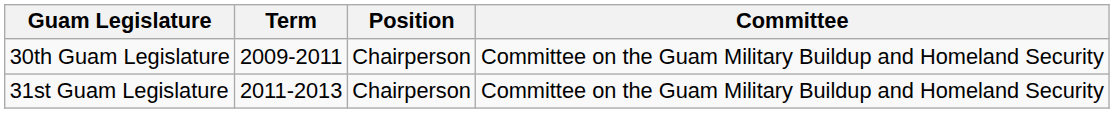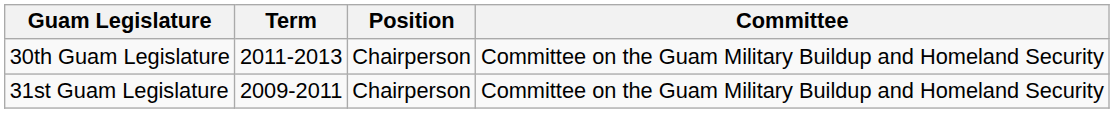(291, 56) 2009-2011 -> (291, 56) 2011-2013
(291, 90) 2011-2013 -> (291, 90) 2009-2011
